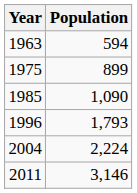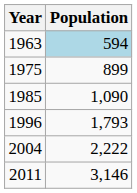(116, 44) no background -> (116, 44) lightblue background
(109, 148) 2,224 -> (109, 148) 2,222
